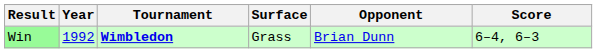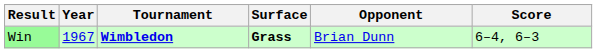(78, 37) 1992 -> (78, 37) 1967
(271, 37) normal -> (271, 37) bold
